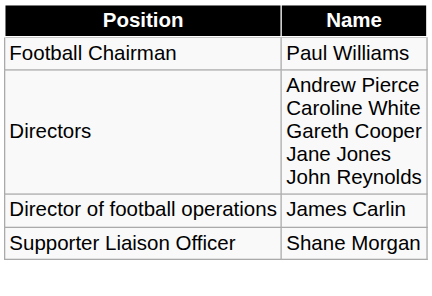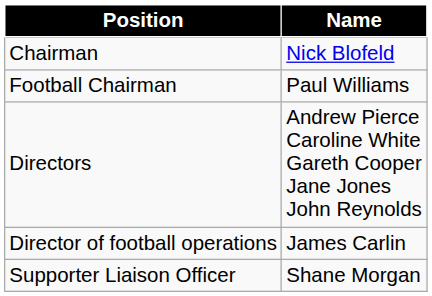+ row: (54, 53)
